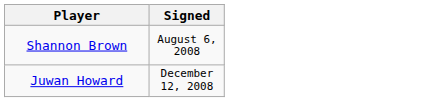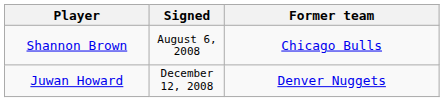+ column: (332, 15)
